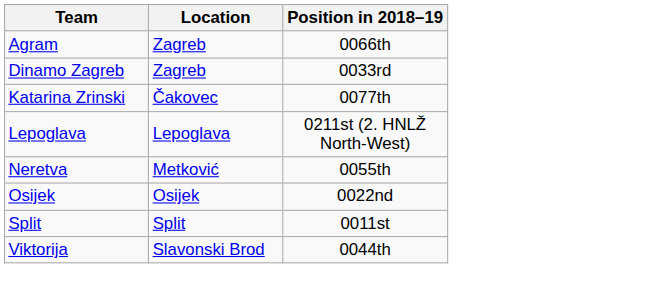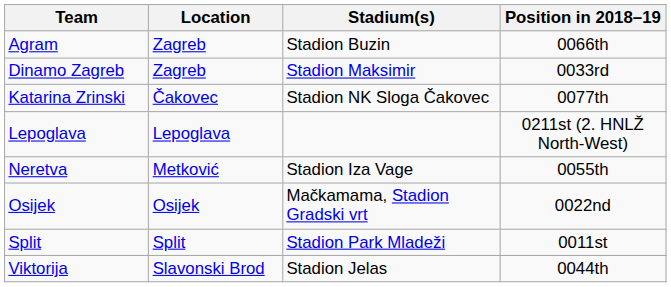+ column: (391, 17)
